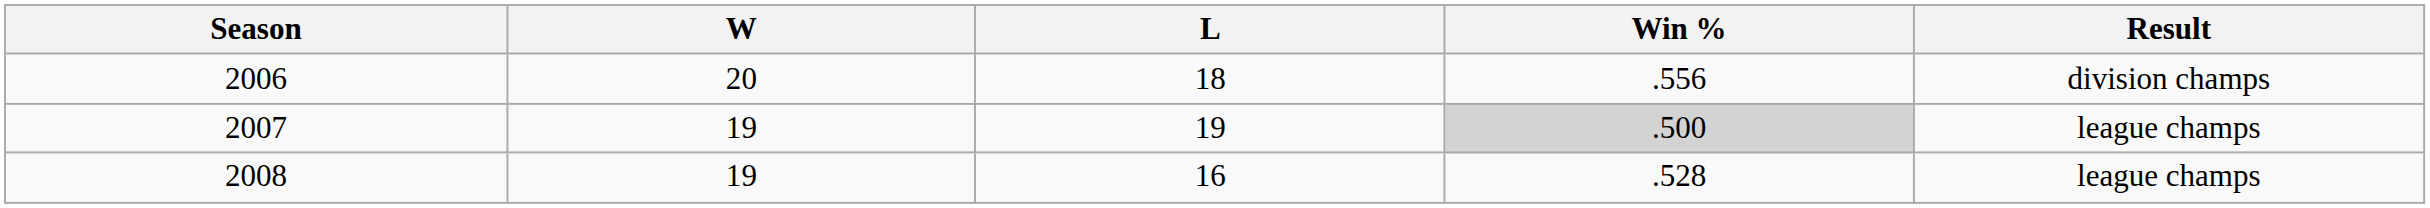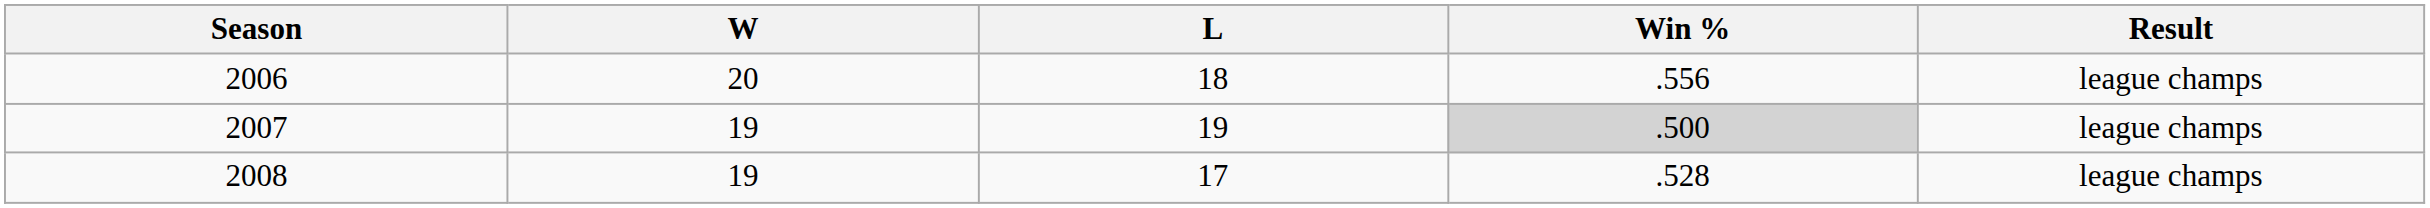(2169, 78) division champs -> (2171, 78) league champs
(1210, 176) 16 -> (1213, 176) 17
